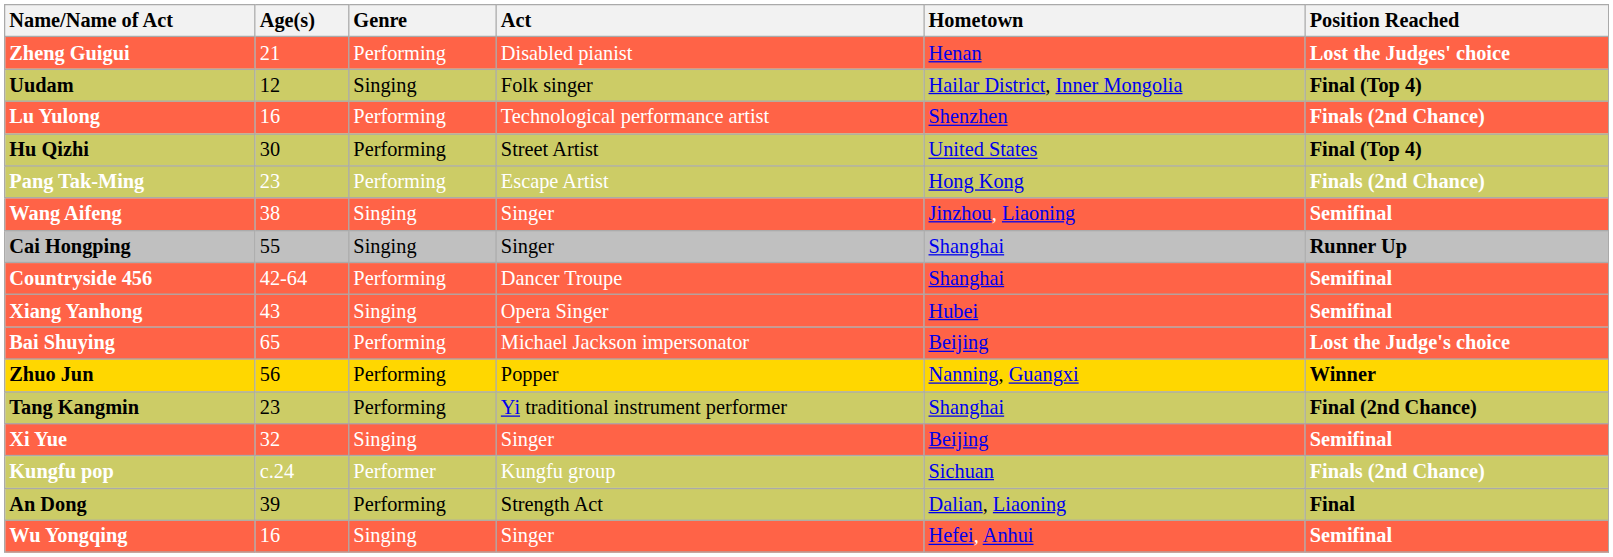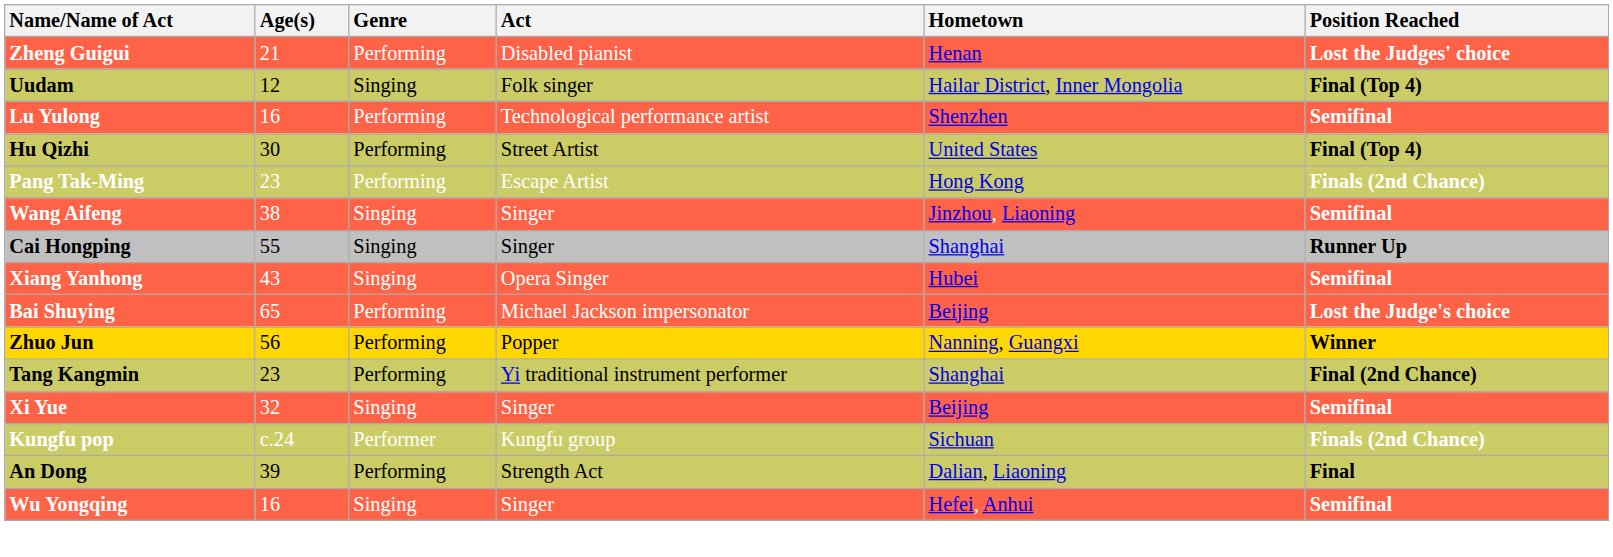(1397, 117) Finals (2nd Chance) -> (1351, 117) Semifinal
- row: (81, 278)
